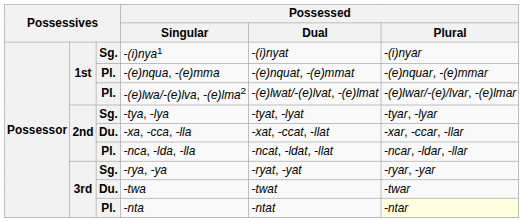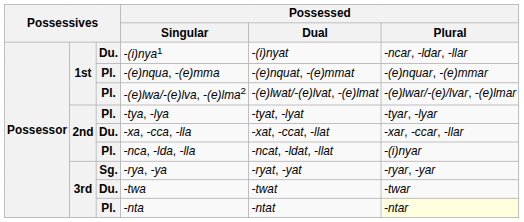(108, 53) Sg. -> (109, 53) Du.
(403, 53) -(i)nyar -> (426, 53) -ncar, -ldar, -llar
(108, 114) Sg. -> (109, 114) Pl.
(426, 151) -ncar, -ldar, -llar -> (403, 151) -(i)nyar
